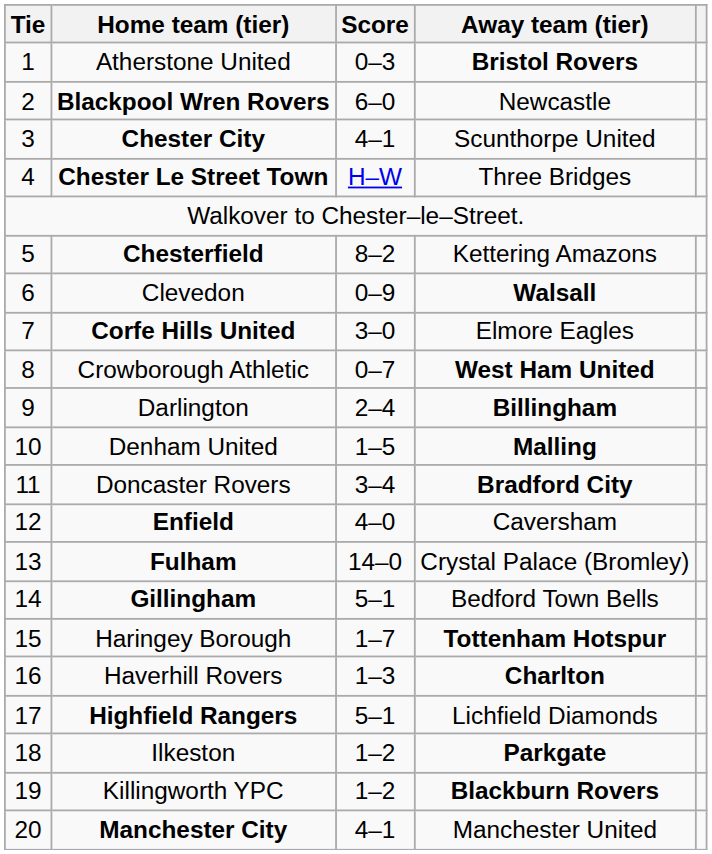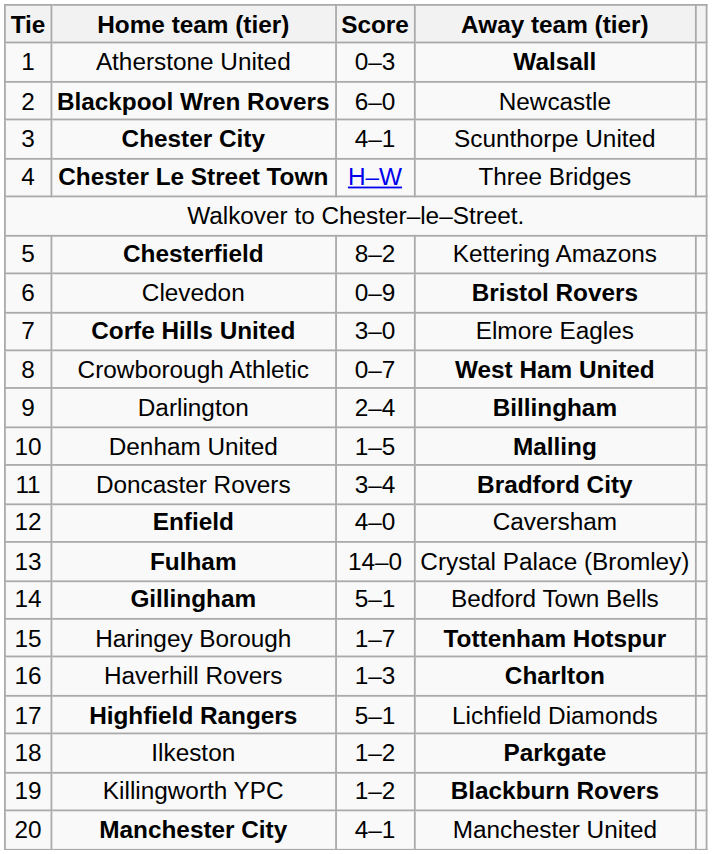(555, 62) Bristol Rovers -> (555, 62) Walsall
(555, 292) Walsall -> (555, 292) Bristol Rovers
